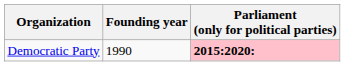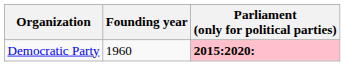(119, 50) 1990 -> (119, 50) 1960
